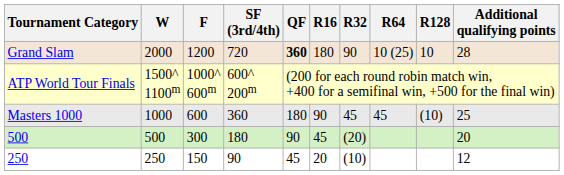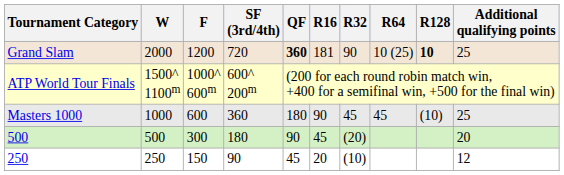(324, 52) 180 -> (324, 52) 181
(427, 52) normal -> (427, 52) bold
(464, 52) 28 -> (464, 52) 25
